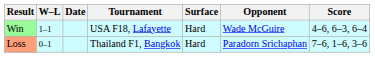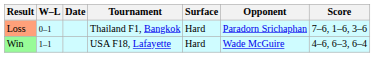rows swapped: (16, 44) <-> (15, 28)
